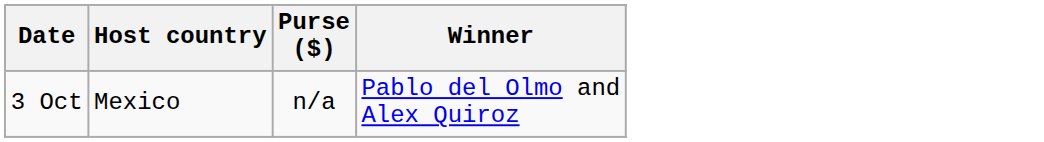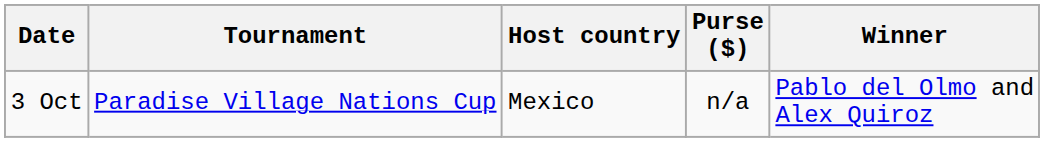+ column: (295, 38)
